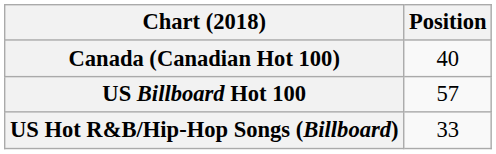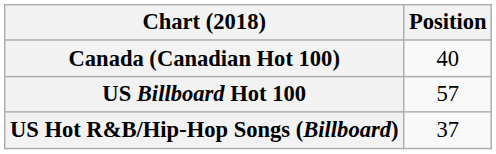(448, 129) 33 -> (448, 129) 37
